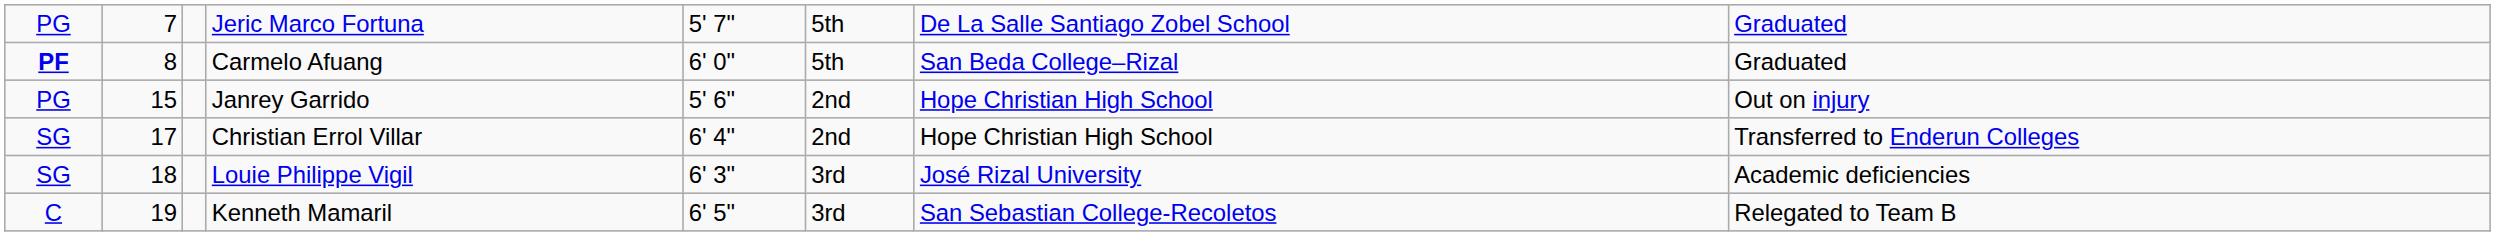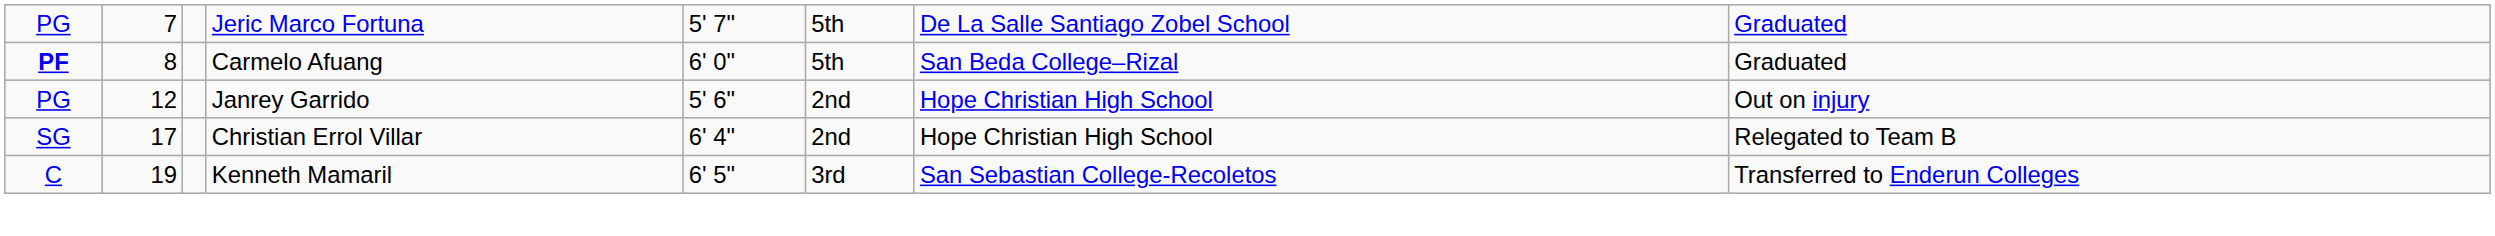(164, 99) 15 -> (164, 99) 12
(1907, 137) Transferred to Enderun Colleges -> (1845, 137) Relegated to Team B
- row: (312, 175)
(1845, 213) Relegated to Team B -> (1907, 175) Transferred to Enderun Colleges
